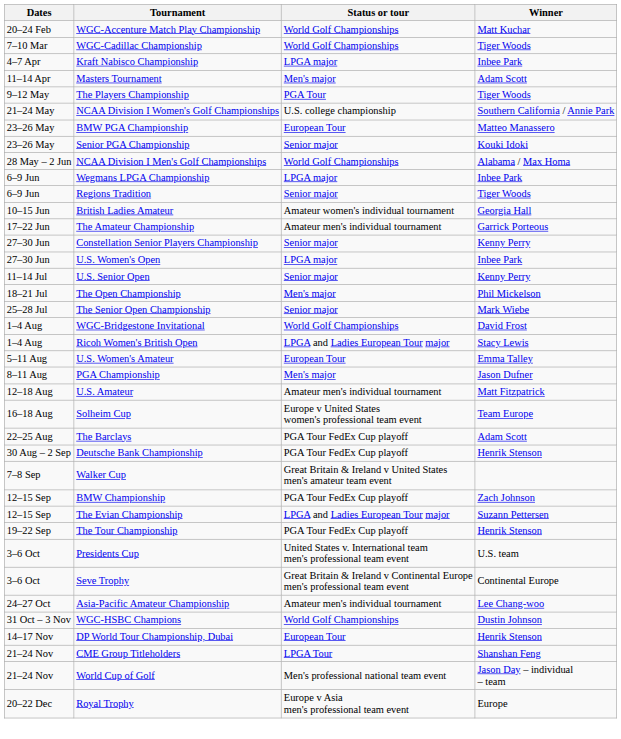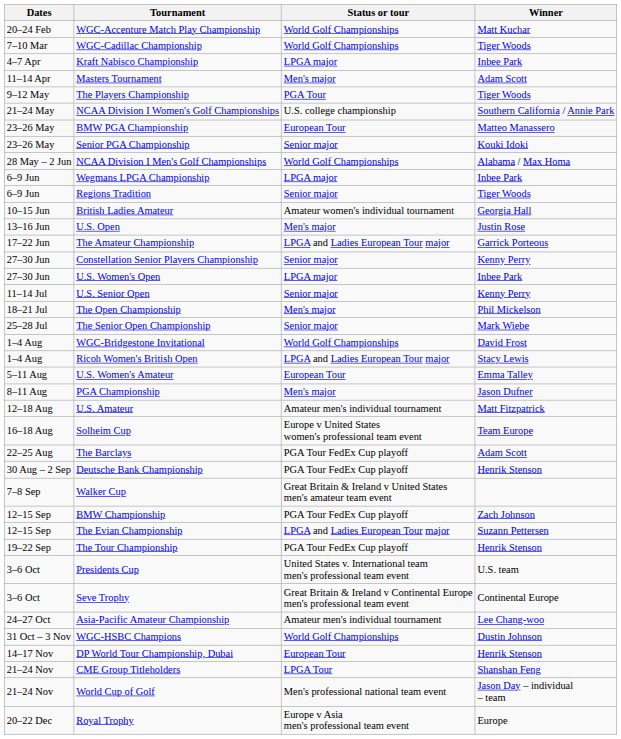+ row: (98, 227)
(363, 227) Amateur men's individual tournament -> (367, 243) LPGA and Ladies European Tour major
